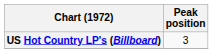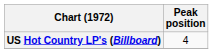(186, 40) 3 -> (186, 40) 4
